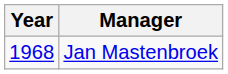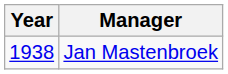(32, 52) 1968 -> (32, 52) 1938
